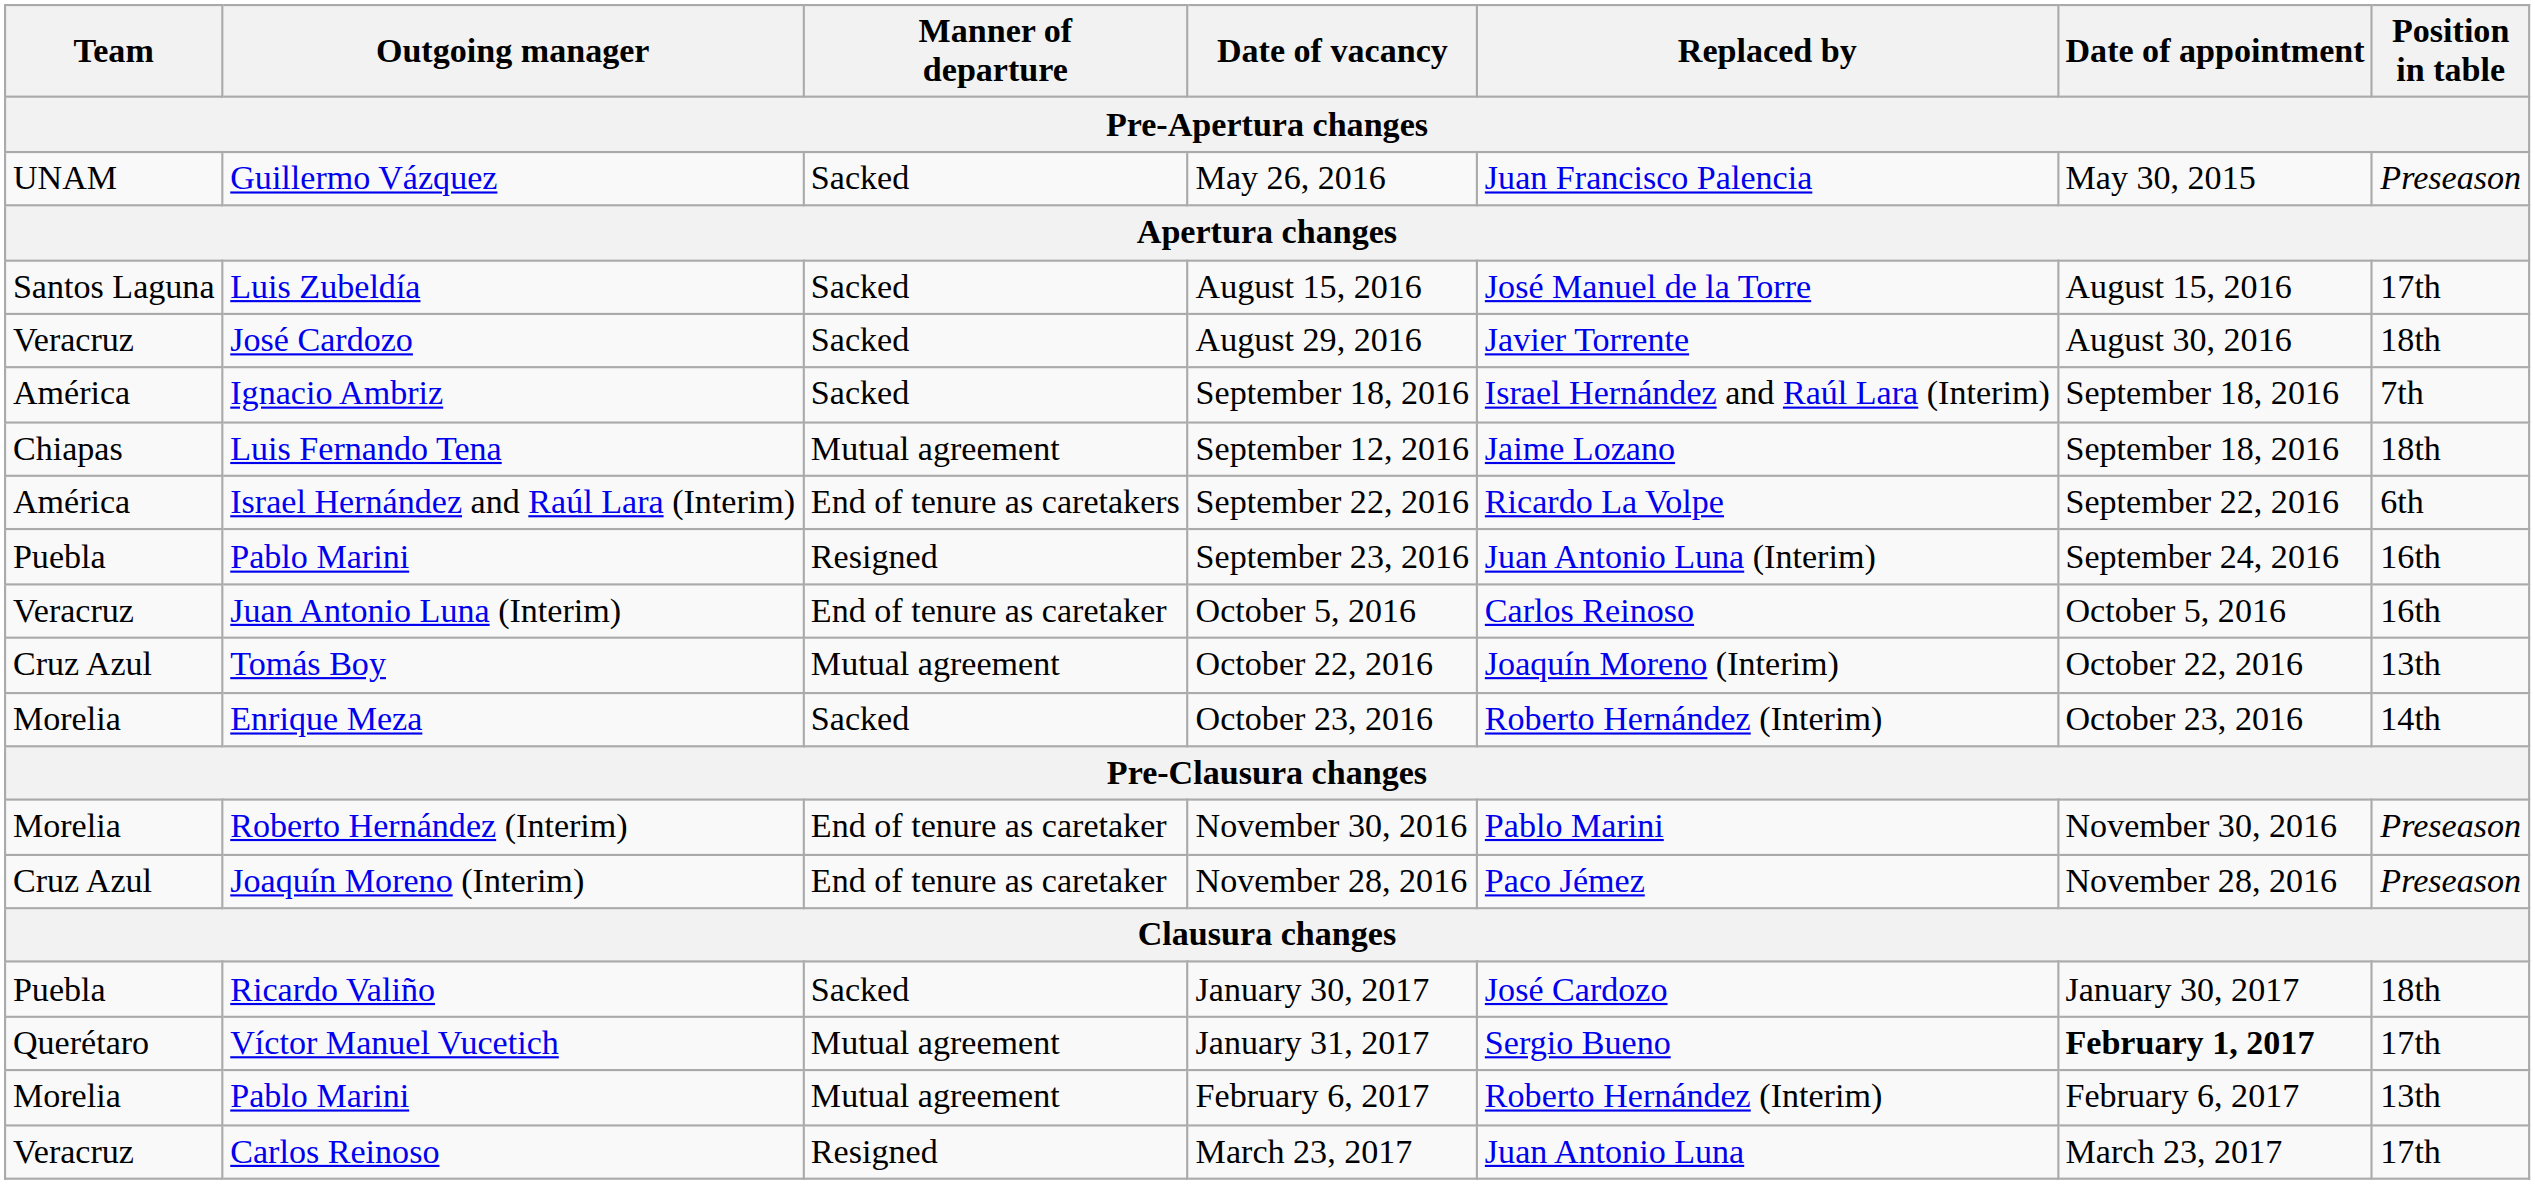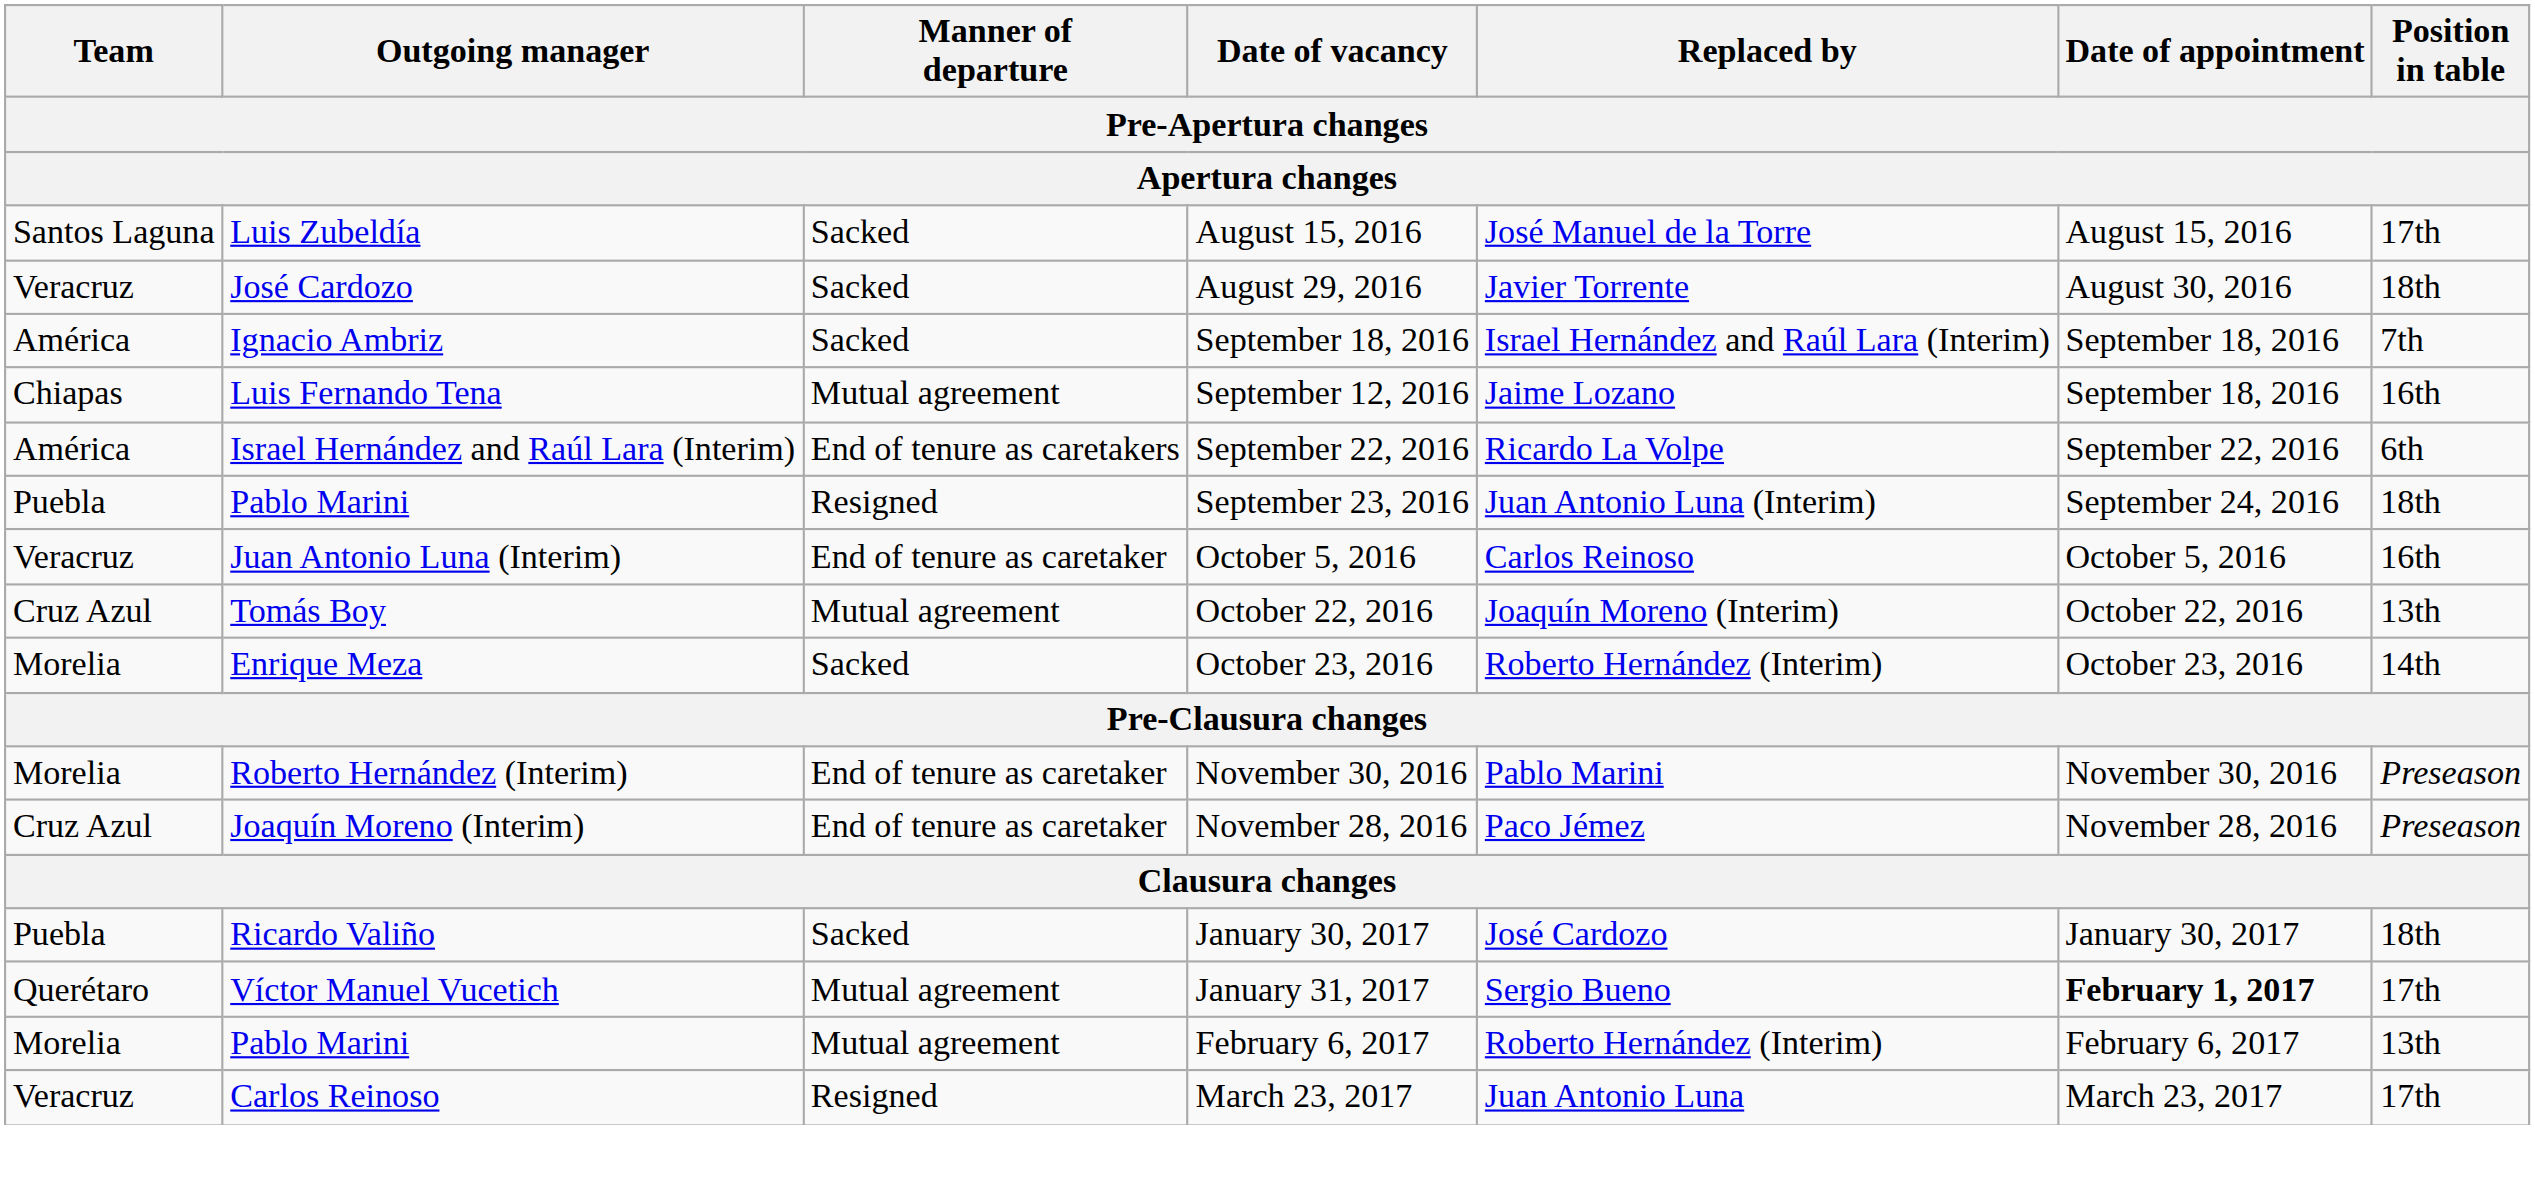- row: (1291, 177)
(2411, 448) 18th -> (2411, 394) 16th
(2411, 556) 16th -> (2411, 502) 18th
